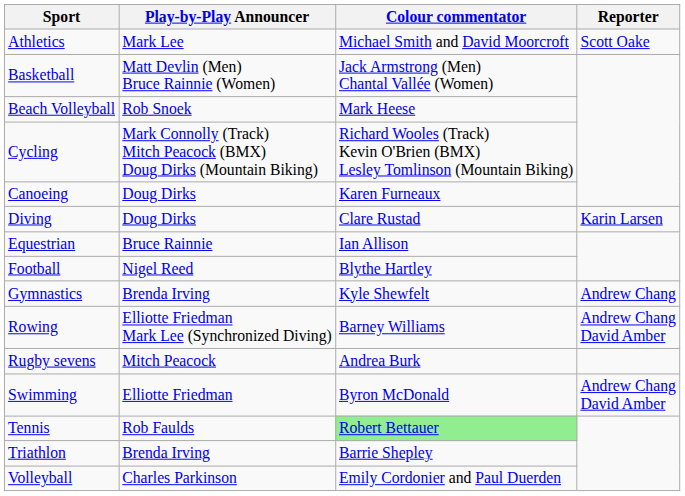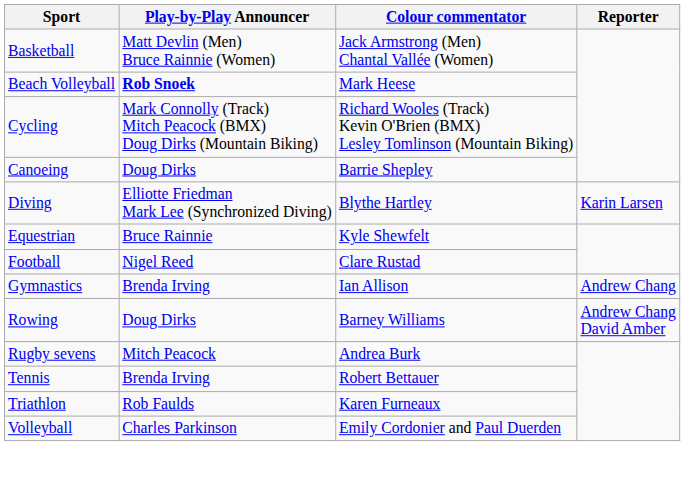- row: (36, 41)
(157, 109) normal -> (159, 84) bold
(390, 194) Karen Furneaux -> (386, 169) Barrie Shepley
(159, 219) Doug Dirks -> (227, 203) Elliotte Friedman Mark Lee (Synchronized Diving)
(380, 219) Clare Rustad -> (385, 203) Blythe Hartley
(374, 243) Ian Allison -> (384, 236) Kyle Shewfelt
(385, 268) Blythe Hartley -> (380, 261) Clare Rustad
(384, 293) Kyle Shewfelt -> (374, 286) Ian Allison
(227, 327) Elliotte Friedman Mark Lee (Synchronized Diving) -> (159, 320) Doug Dirks
- row: (43, 394)
(158, 428) Rob Faulds -> (166, 378) Brenda Irving
(389, 428) lightgreen background -> (389, 378) no background
(166, 453) Brenda Irving -> (158, 403) Rob Faulds
(386, 453) Barrie Shepley -> (390, 403) Karen Furneaux
